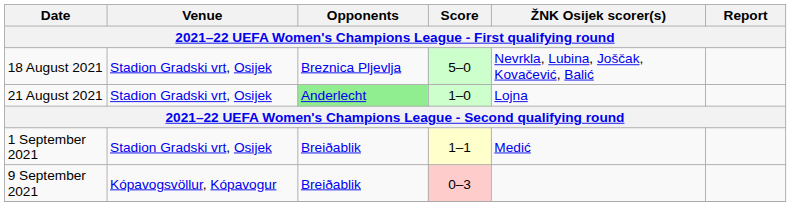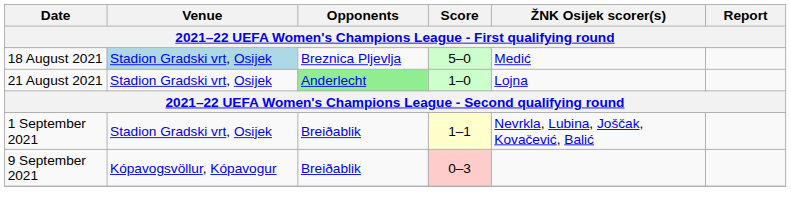(191, 66) no background -> (191, 59) lightblue background
(569, 66) Nevrkla, Lubina, Joščak, Kovačević, Balić -> (513, 59) Medić
(513, 147) Medić -> (569, 131) Nevrkla, Lubina, Joščak, Kovačević, Balić
